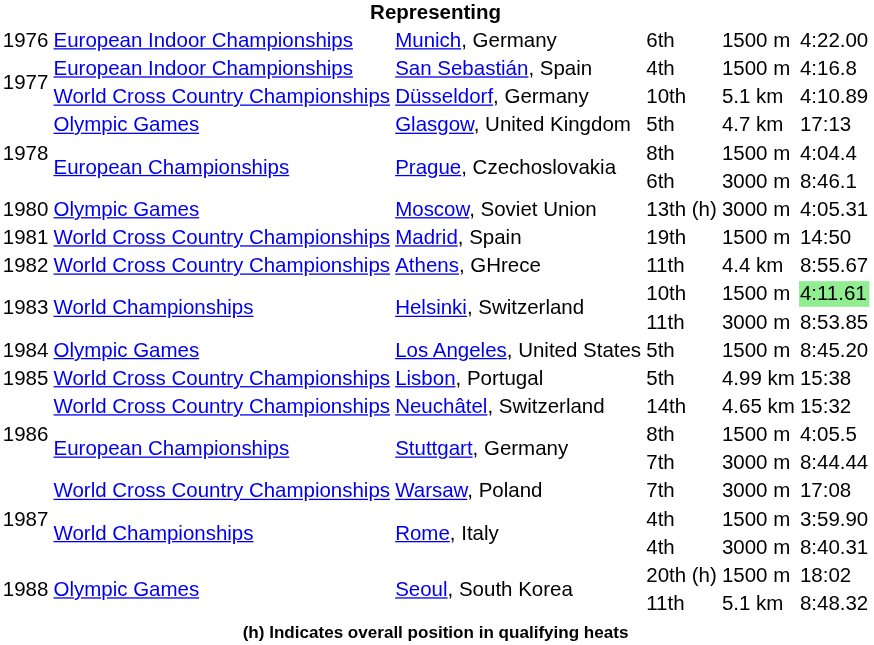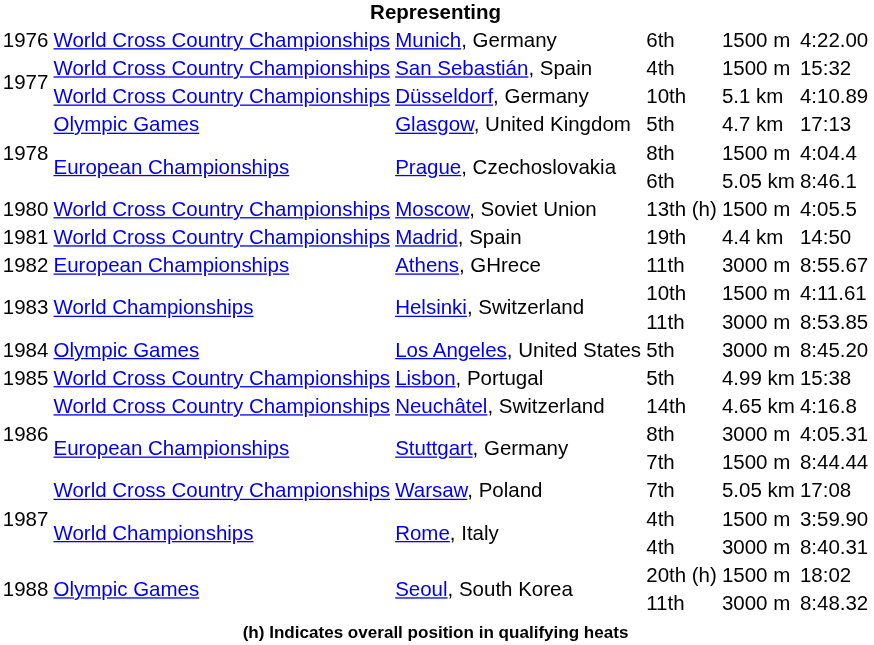(203, 40) European Indoor Championships -> (222, 40) World Cross Country Championships
(203, 68) European Indoor Championships -> (222, 68) World Cross Country Championships
(828, 68) 4:16.8 -> (826, 68) 15:32
(756, 181) 3000 m -> (758, 181) 5.05 km
(126, 209) Olympic Games -> (222, 209) World Cross Country Championships
(756, 209) 3000 m -> (756, 209) 1500 m
(834, 209) 4:05.31 -> (828, 209) 4:05.5
(756, 237) 1500 m -> (753, 237) 4.4 km
(222, 265) World Cross Country Championships -> (171, 265) European Championships
(753, 265) 4.4 km -> (756, 265) 3000 m
(833, 293) lightgreen background -> (833, 293) no background
(756, 350) 1500 m -> (756, 350) 3000 m
(826, 406) 15:32 -> (828, 406) 4:16.8
(756, 434) 1500 m -> (756, 434) 3000 m
(828, 434) 4:05.5 -> (834, 434) 4:05.31
(756, 462) 3000 m -> (756, 462) 1500 m
(756, 490) 3000 m -> (758, 490) 5.05 km
(753, 603) 5.1 km -> (756, 603) 3000 m
